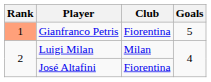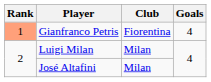(190, 31) 5 -> (190, 31) 4
(147, 67) Fiorentina -> (137, 67) Milan
